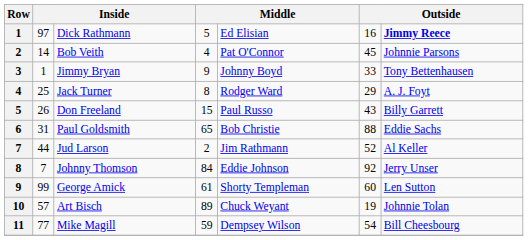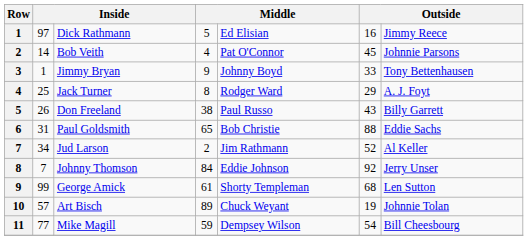(417, 33) bold -> (415, 33) normal
(207, 110) 15 -> (207, 110) 38
(43, 149) 44 -> (43, 149) 34
(370, 187) 60 -> (370, 187) 68
